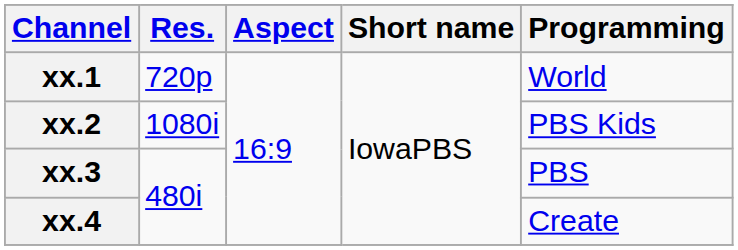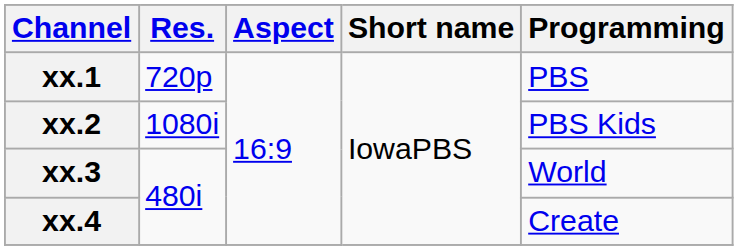(567, 76) World -> (558, 76) PBS
(558, 172) PBS -> (567, 172) World
